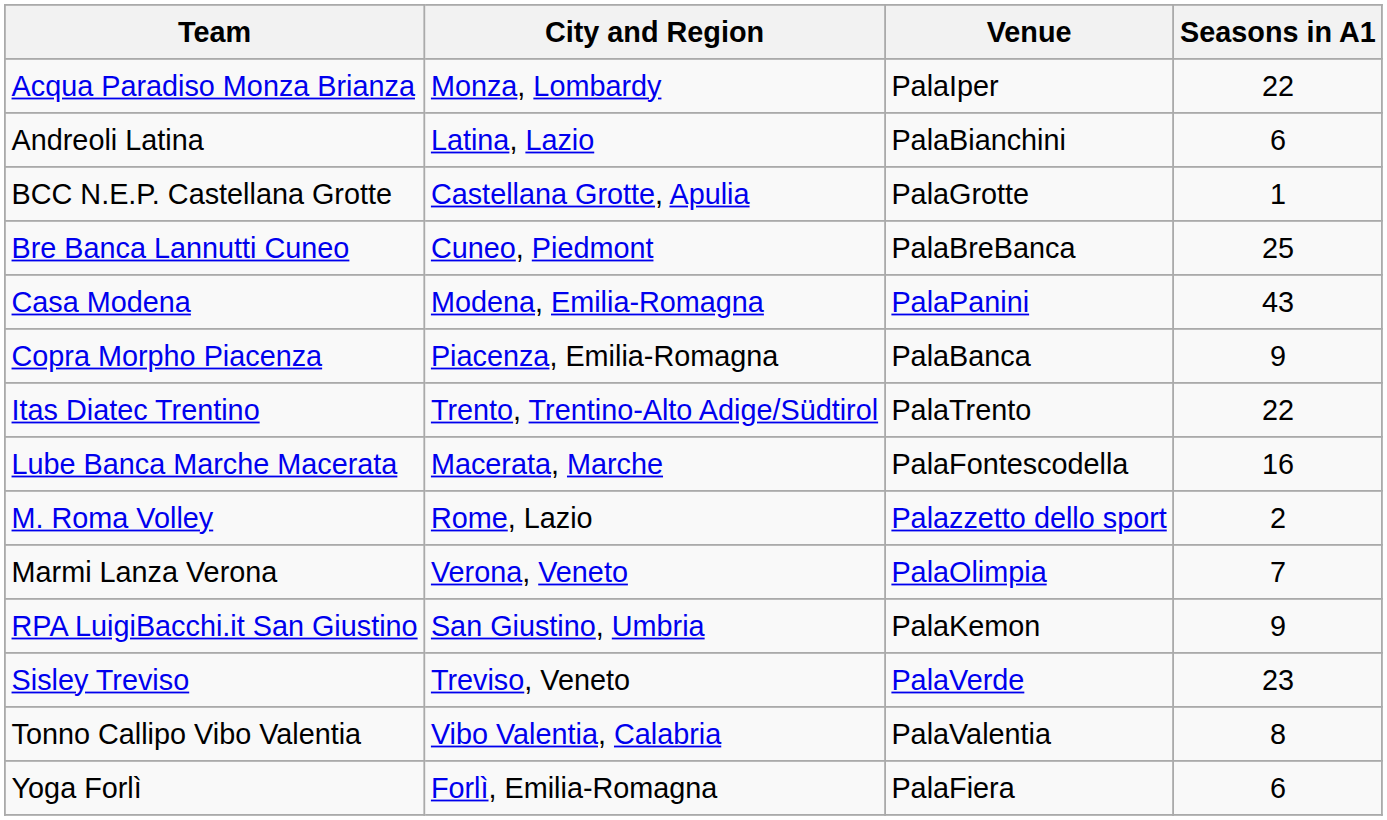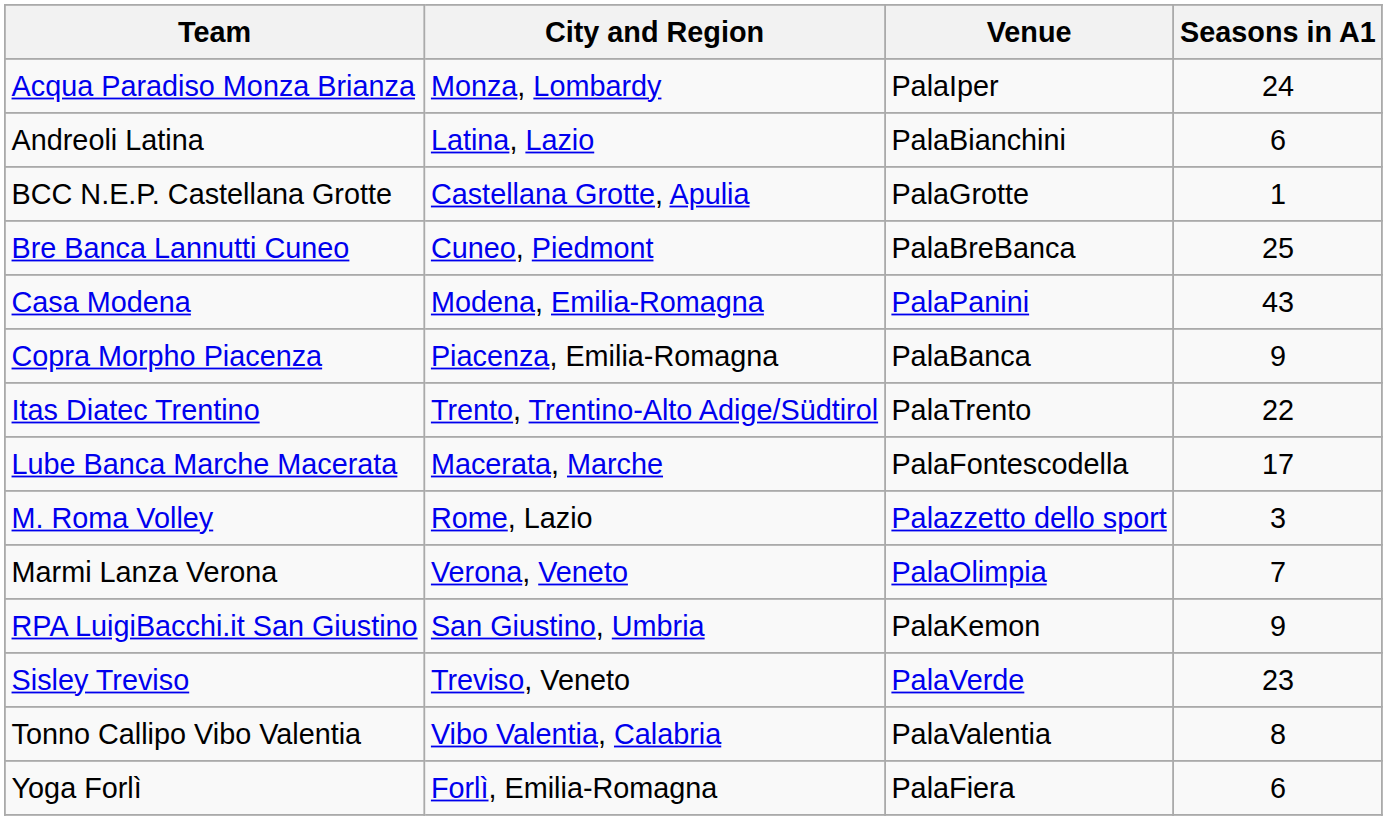(1278, 85) 22 -> (1278, 85) 24
(1278, 463) 16 -> (1278, 463) 17
(1278, 517) 2 -> (1278, 517) 3
